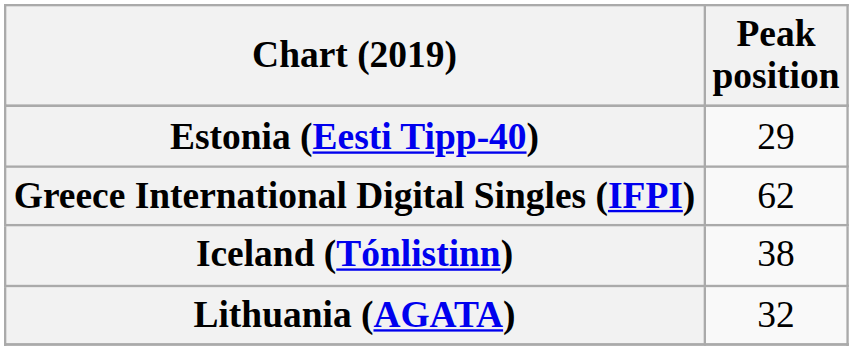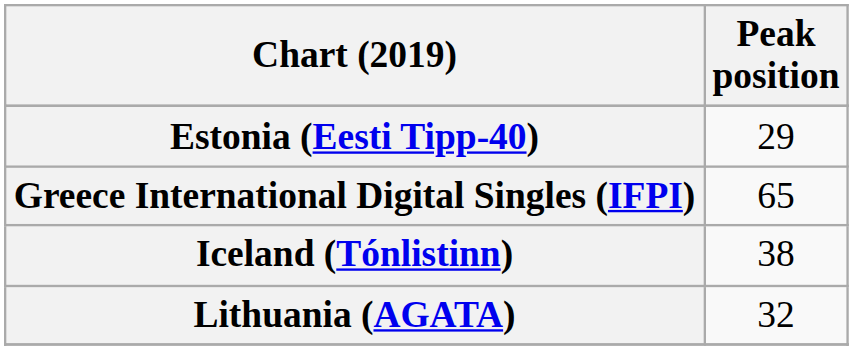(776, 195) 62 -> (776, 195) 65
